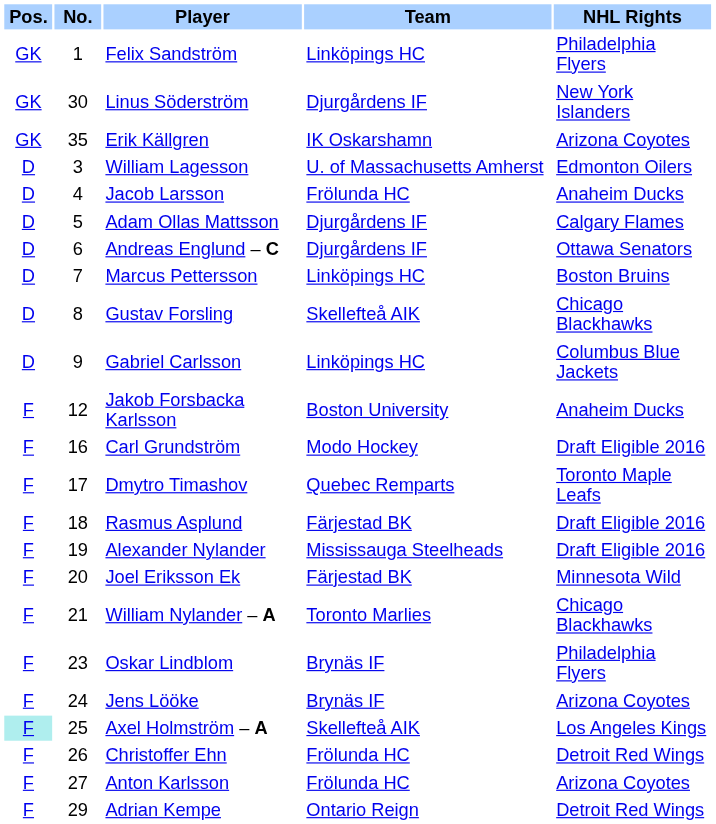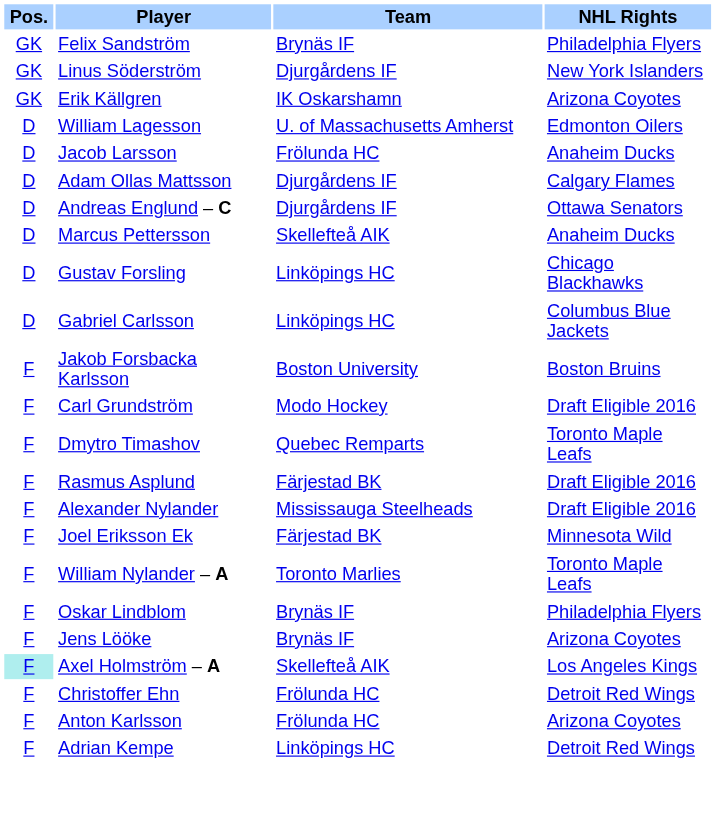- column: (78, 16)
(366, 54) Linköpings HC -> (315, 44) Brynäs IF
(366, 276) Linköpings HC -> (333, 235) Skellefteå AIK
(613, 276) Boston Bruins -> (611, 235) Anaheim Ducks
(363, 314) Skellefteå AIK -> (335, 273) Linköpings HC
(620, 410) Anaheim Ducks -> (604, 369) Boston Bruins
(604, 615) Chicago Blackhawks -> (605, 574) Toronto Maple Leafs
(363, 810) Ontario Reign -> (335, 748) Linköpings HC
